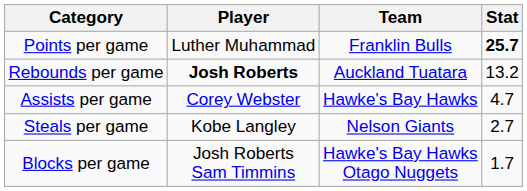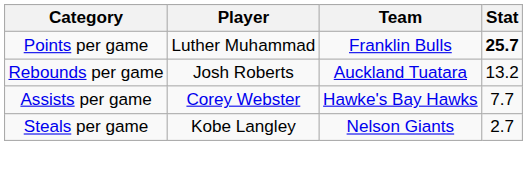(243, 72) bold -> (243, 72) normal
(502, 99) 4.7 -> (502, 99) 7.7
- row: (86, 163)
